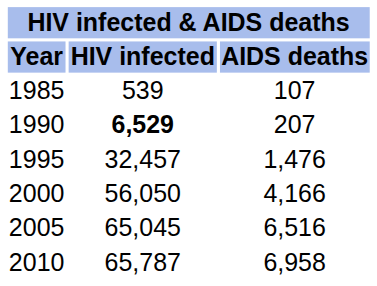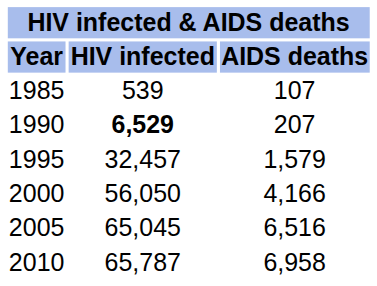(295, 159) 1,476 -> (295, 159) 1,579
